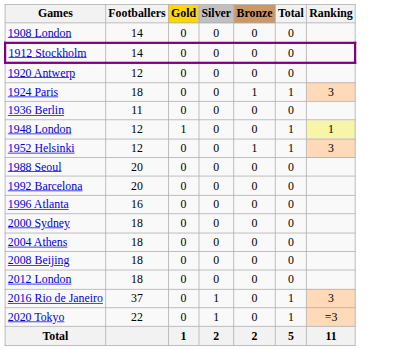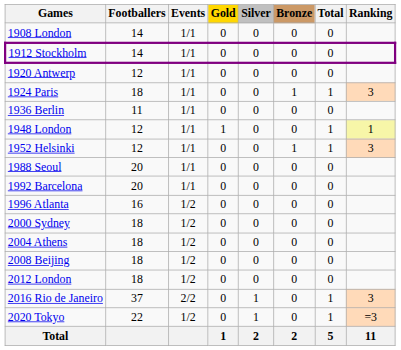+ column: (188, 13)
